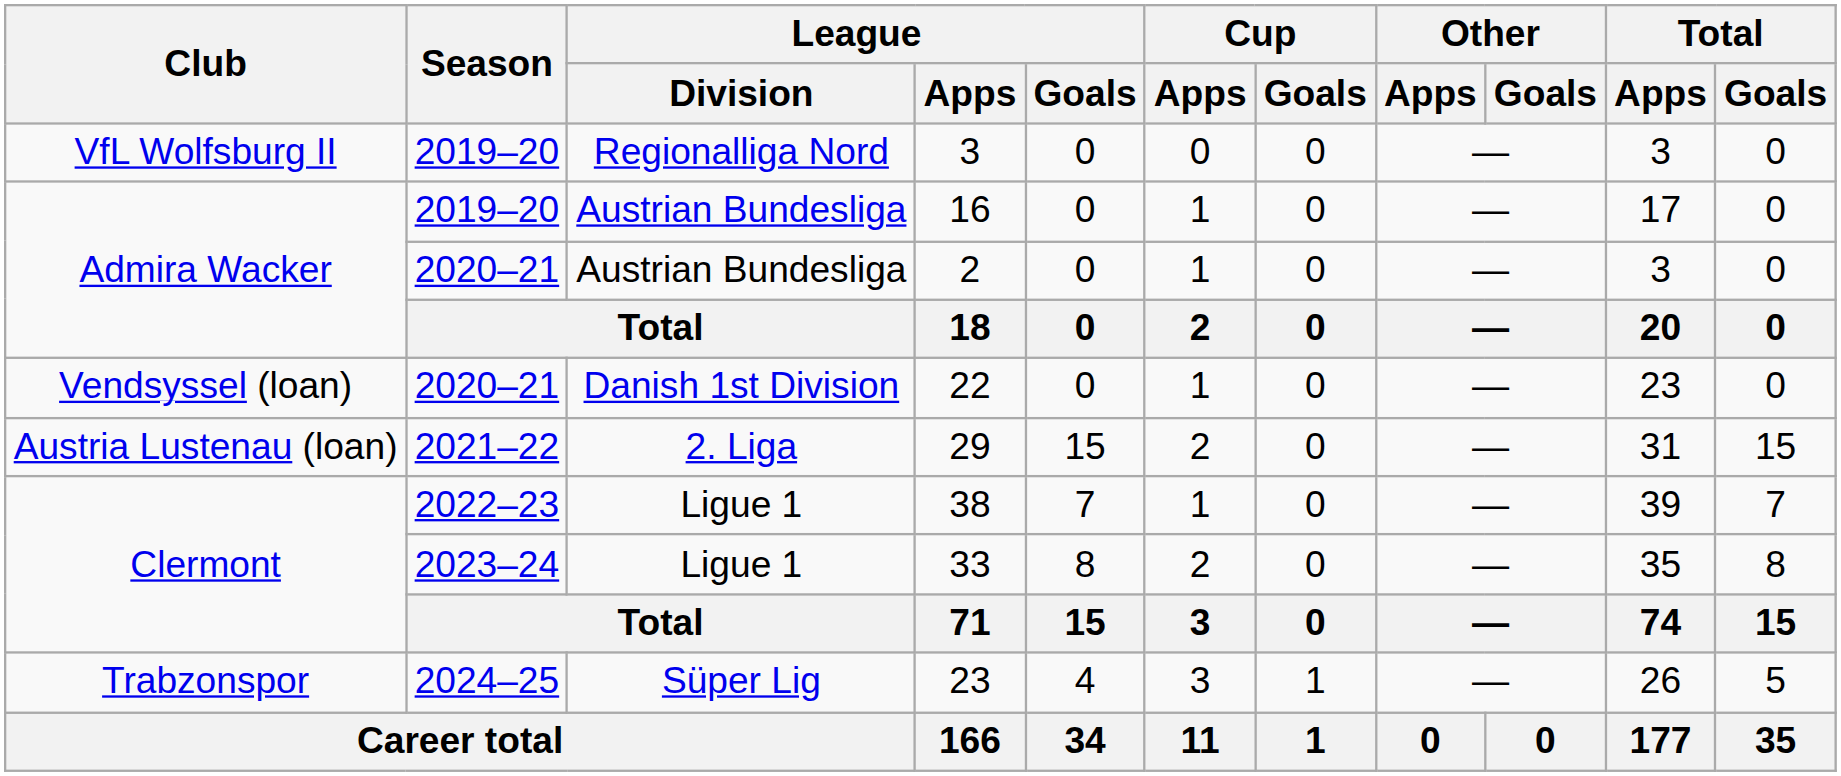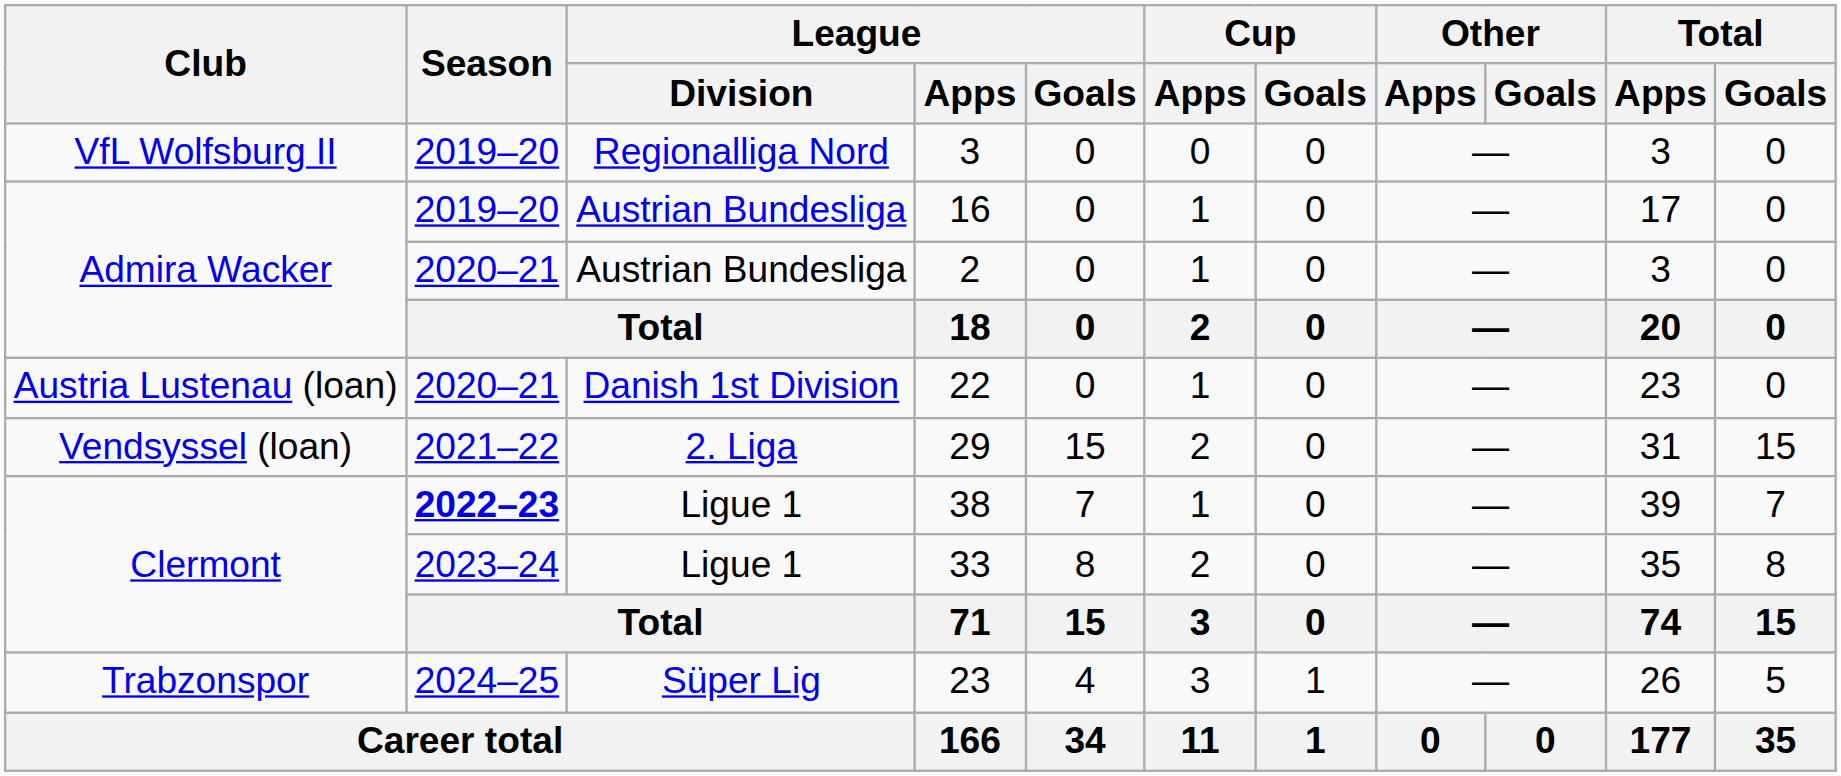(206, 387) Vendsyssel (loan) -> (206, 387) Austria Lustenau (loan)
(206, 446) Austria Lustenau (loan) -> (206, 446) Vendsyssel (loan)
(487, 504) normal -> (487, 504) bold
